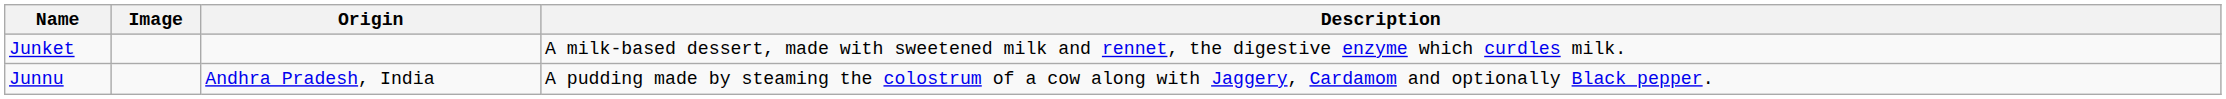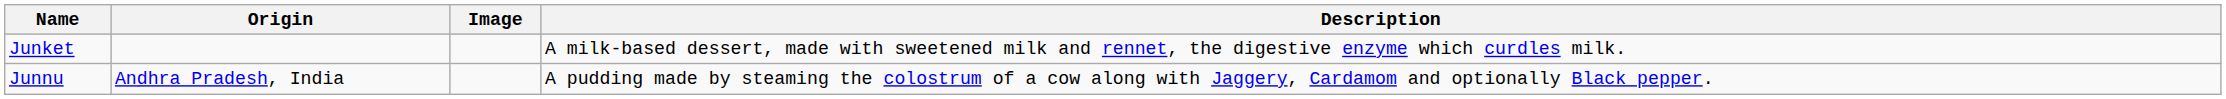columns swapped: (156, 20) <-> (371, 20)
